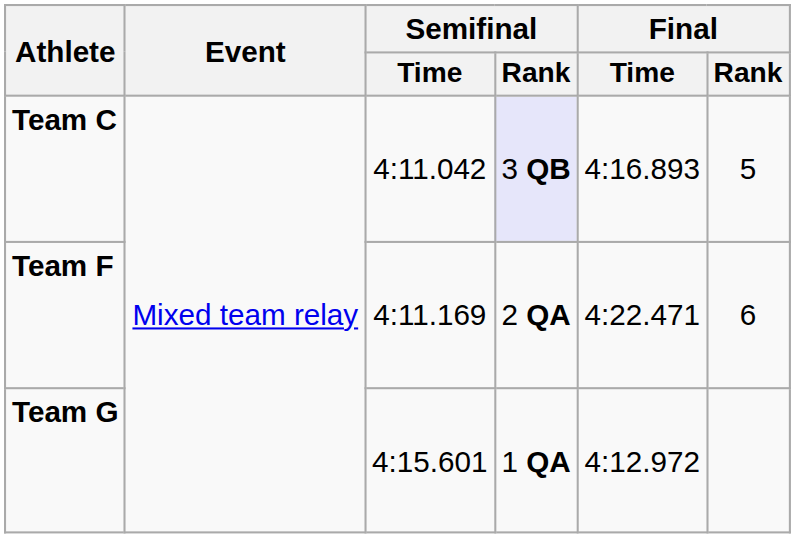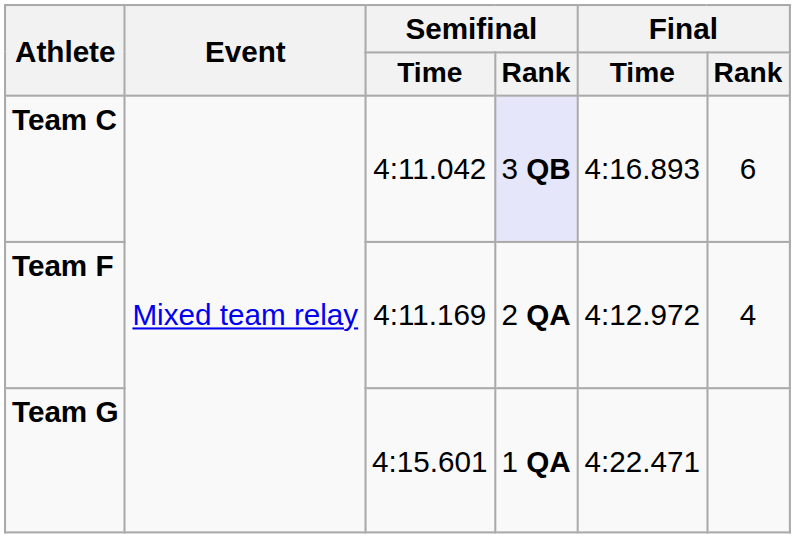(748, 169) 5 -> (748, 169) 6
(642, 315) 4:22.471 -> (642, 315) 4:12.972
(748, 315) 6 -> (748, 315) 4
(642, 461) 4:12.972 -> (642, 461) 4:22.471
